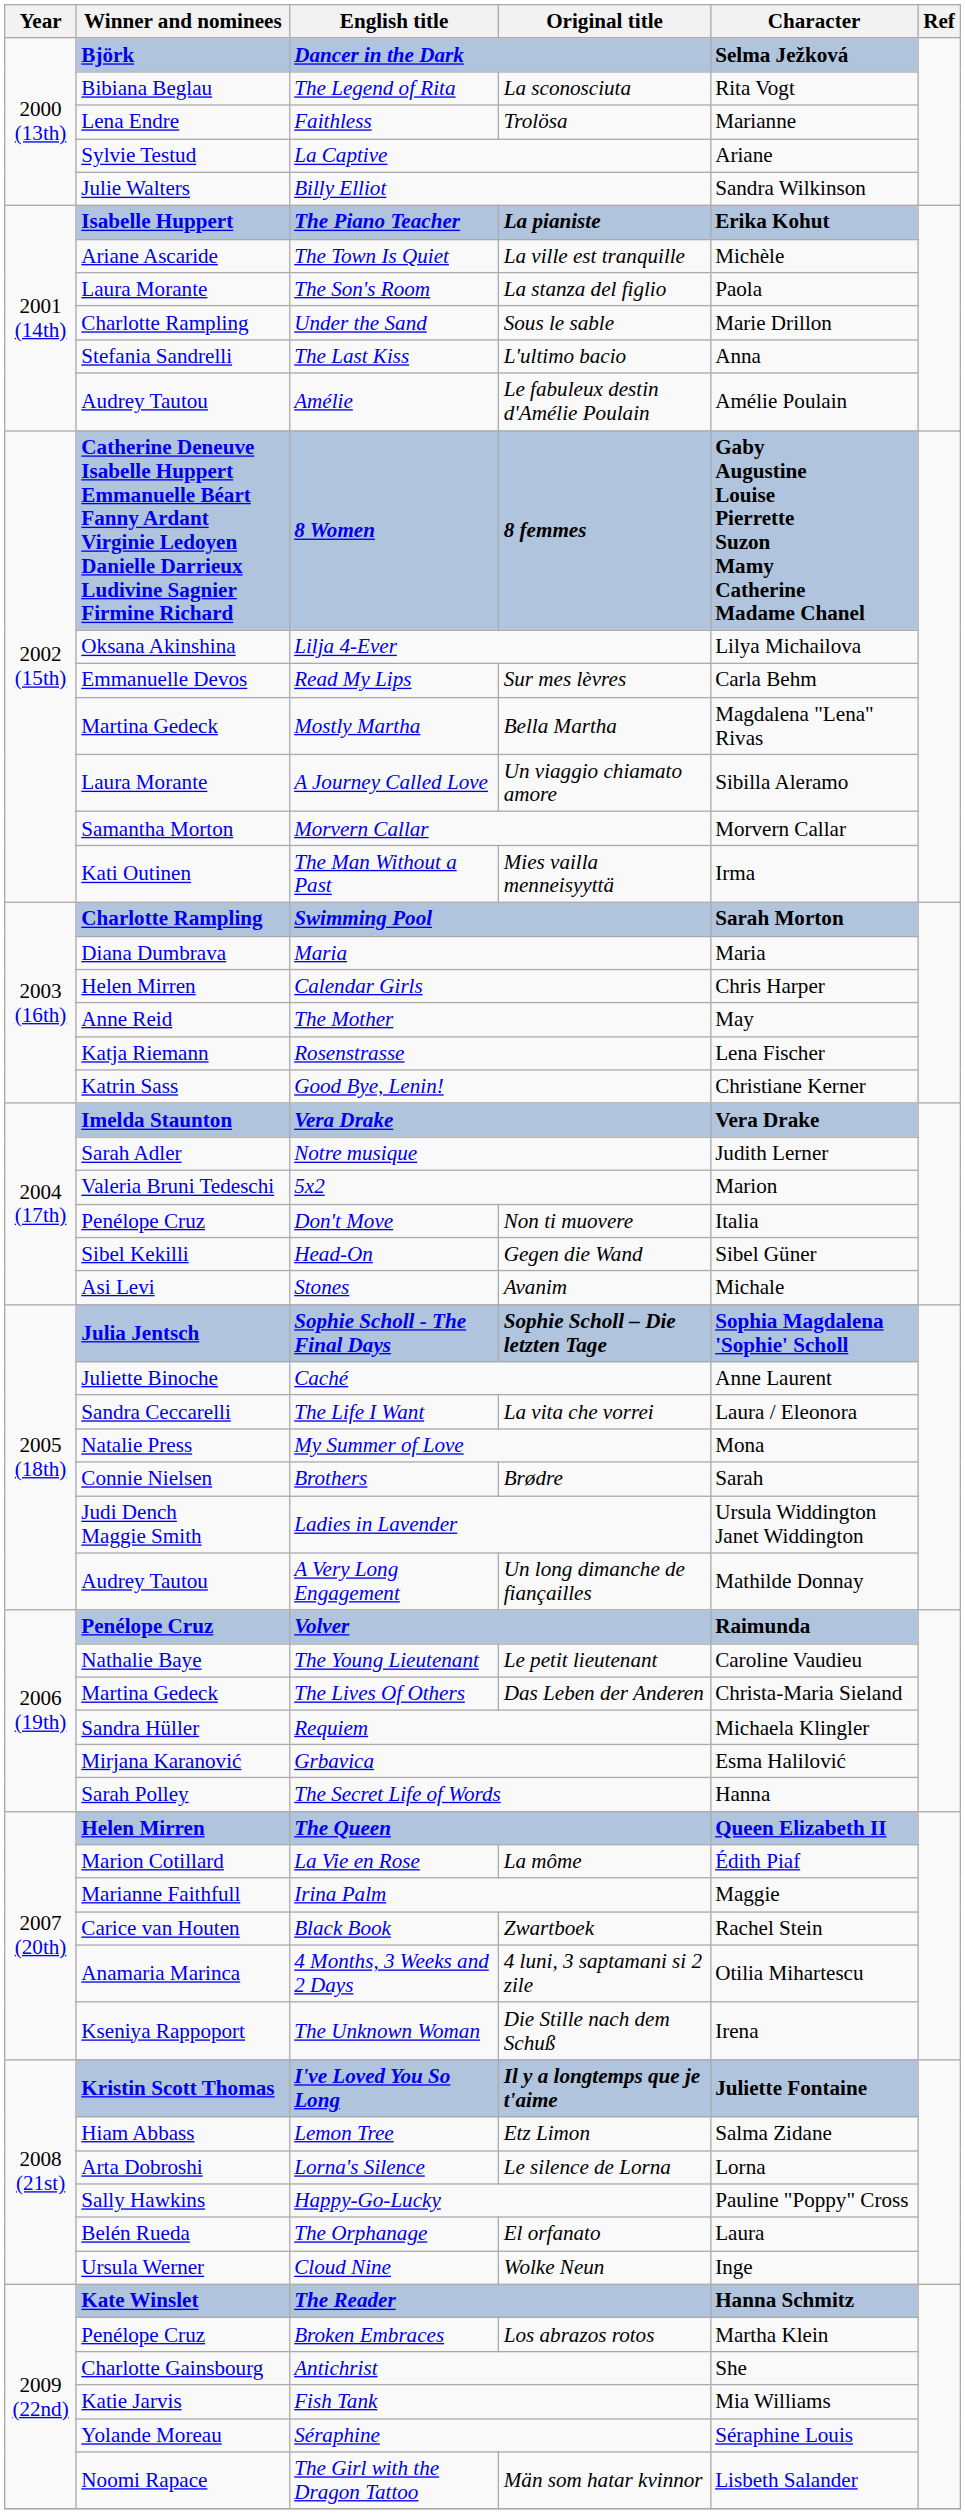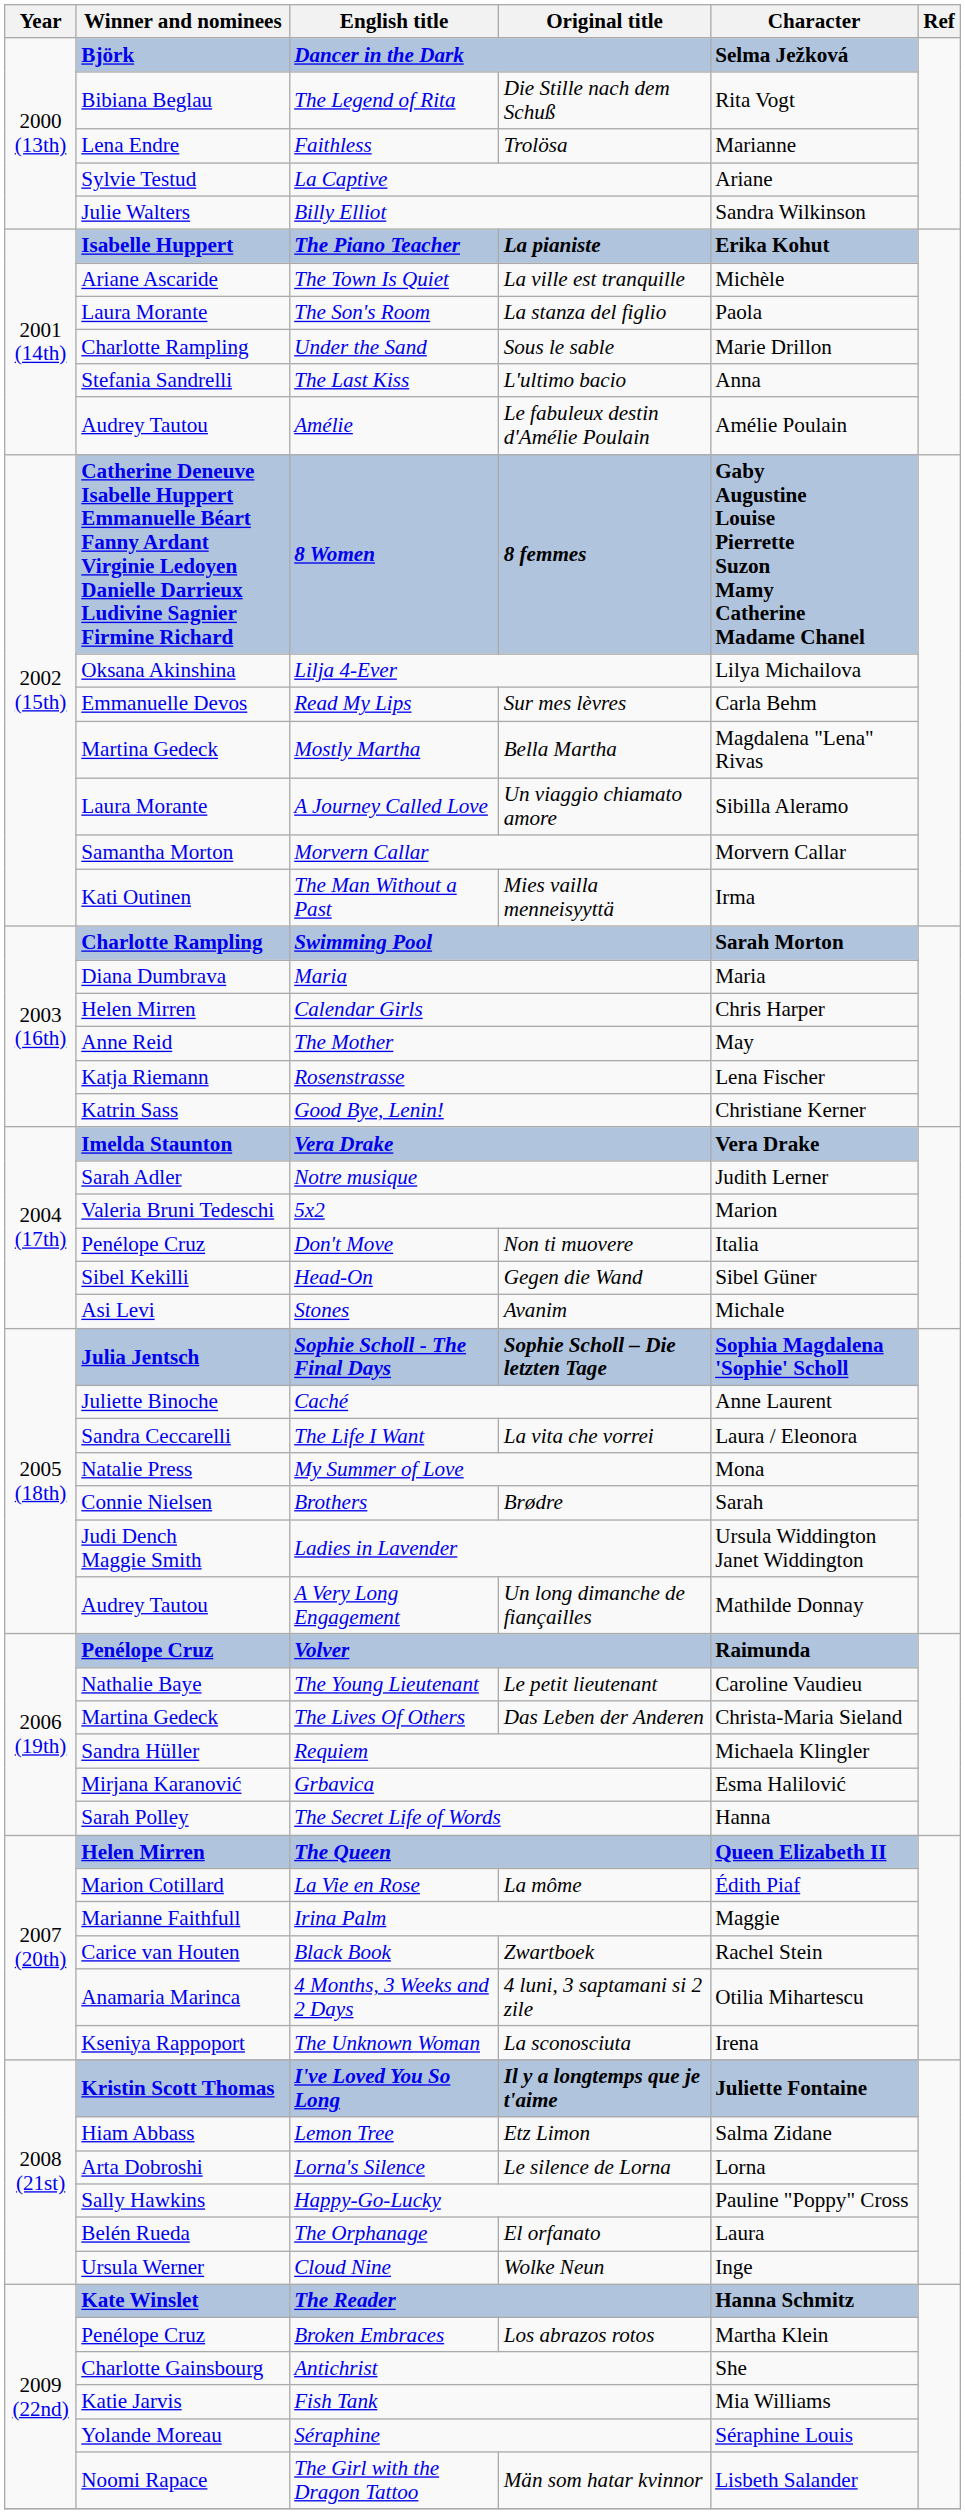(567, 88) La sconosciuta -> (587, 100) Die Stille nach dem Schuß
(587, 2030) Die Stille nach dem Schuß -> (567, 2042) La sconosciuta
